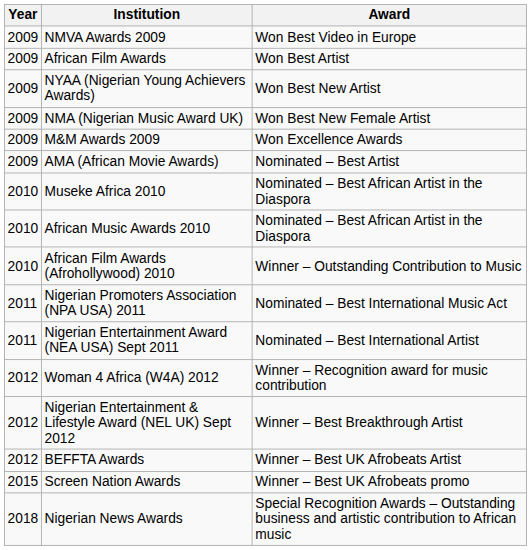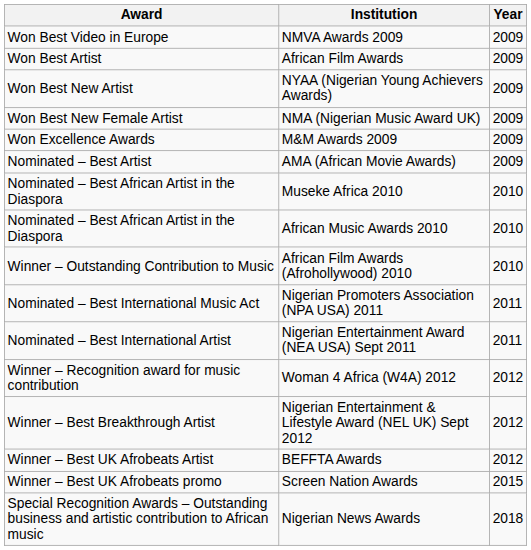columns swapped: (23, 15) <-> (389, 15)
